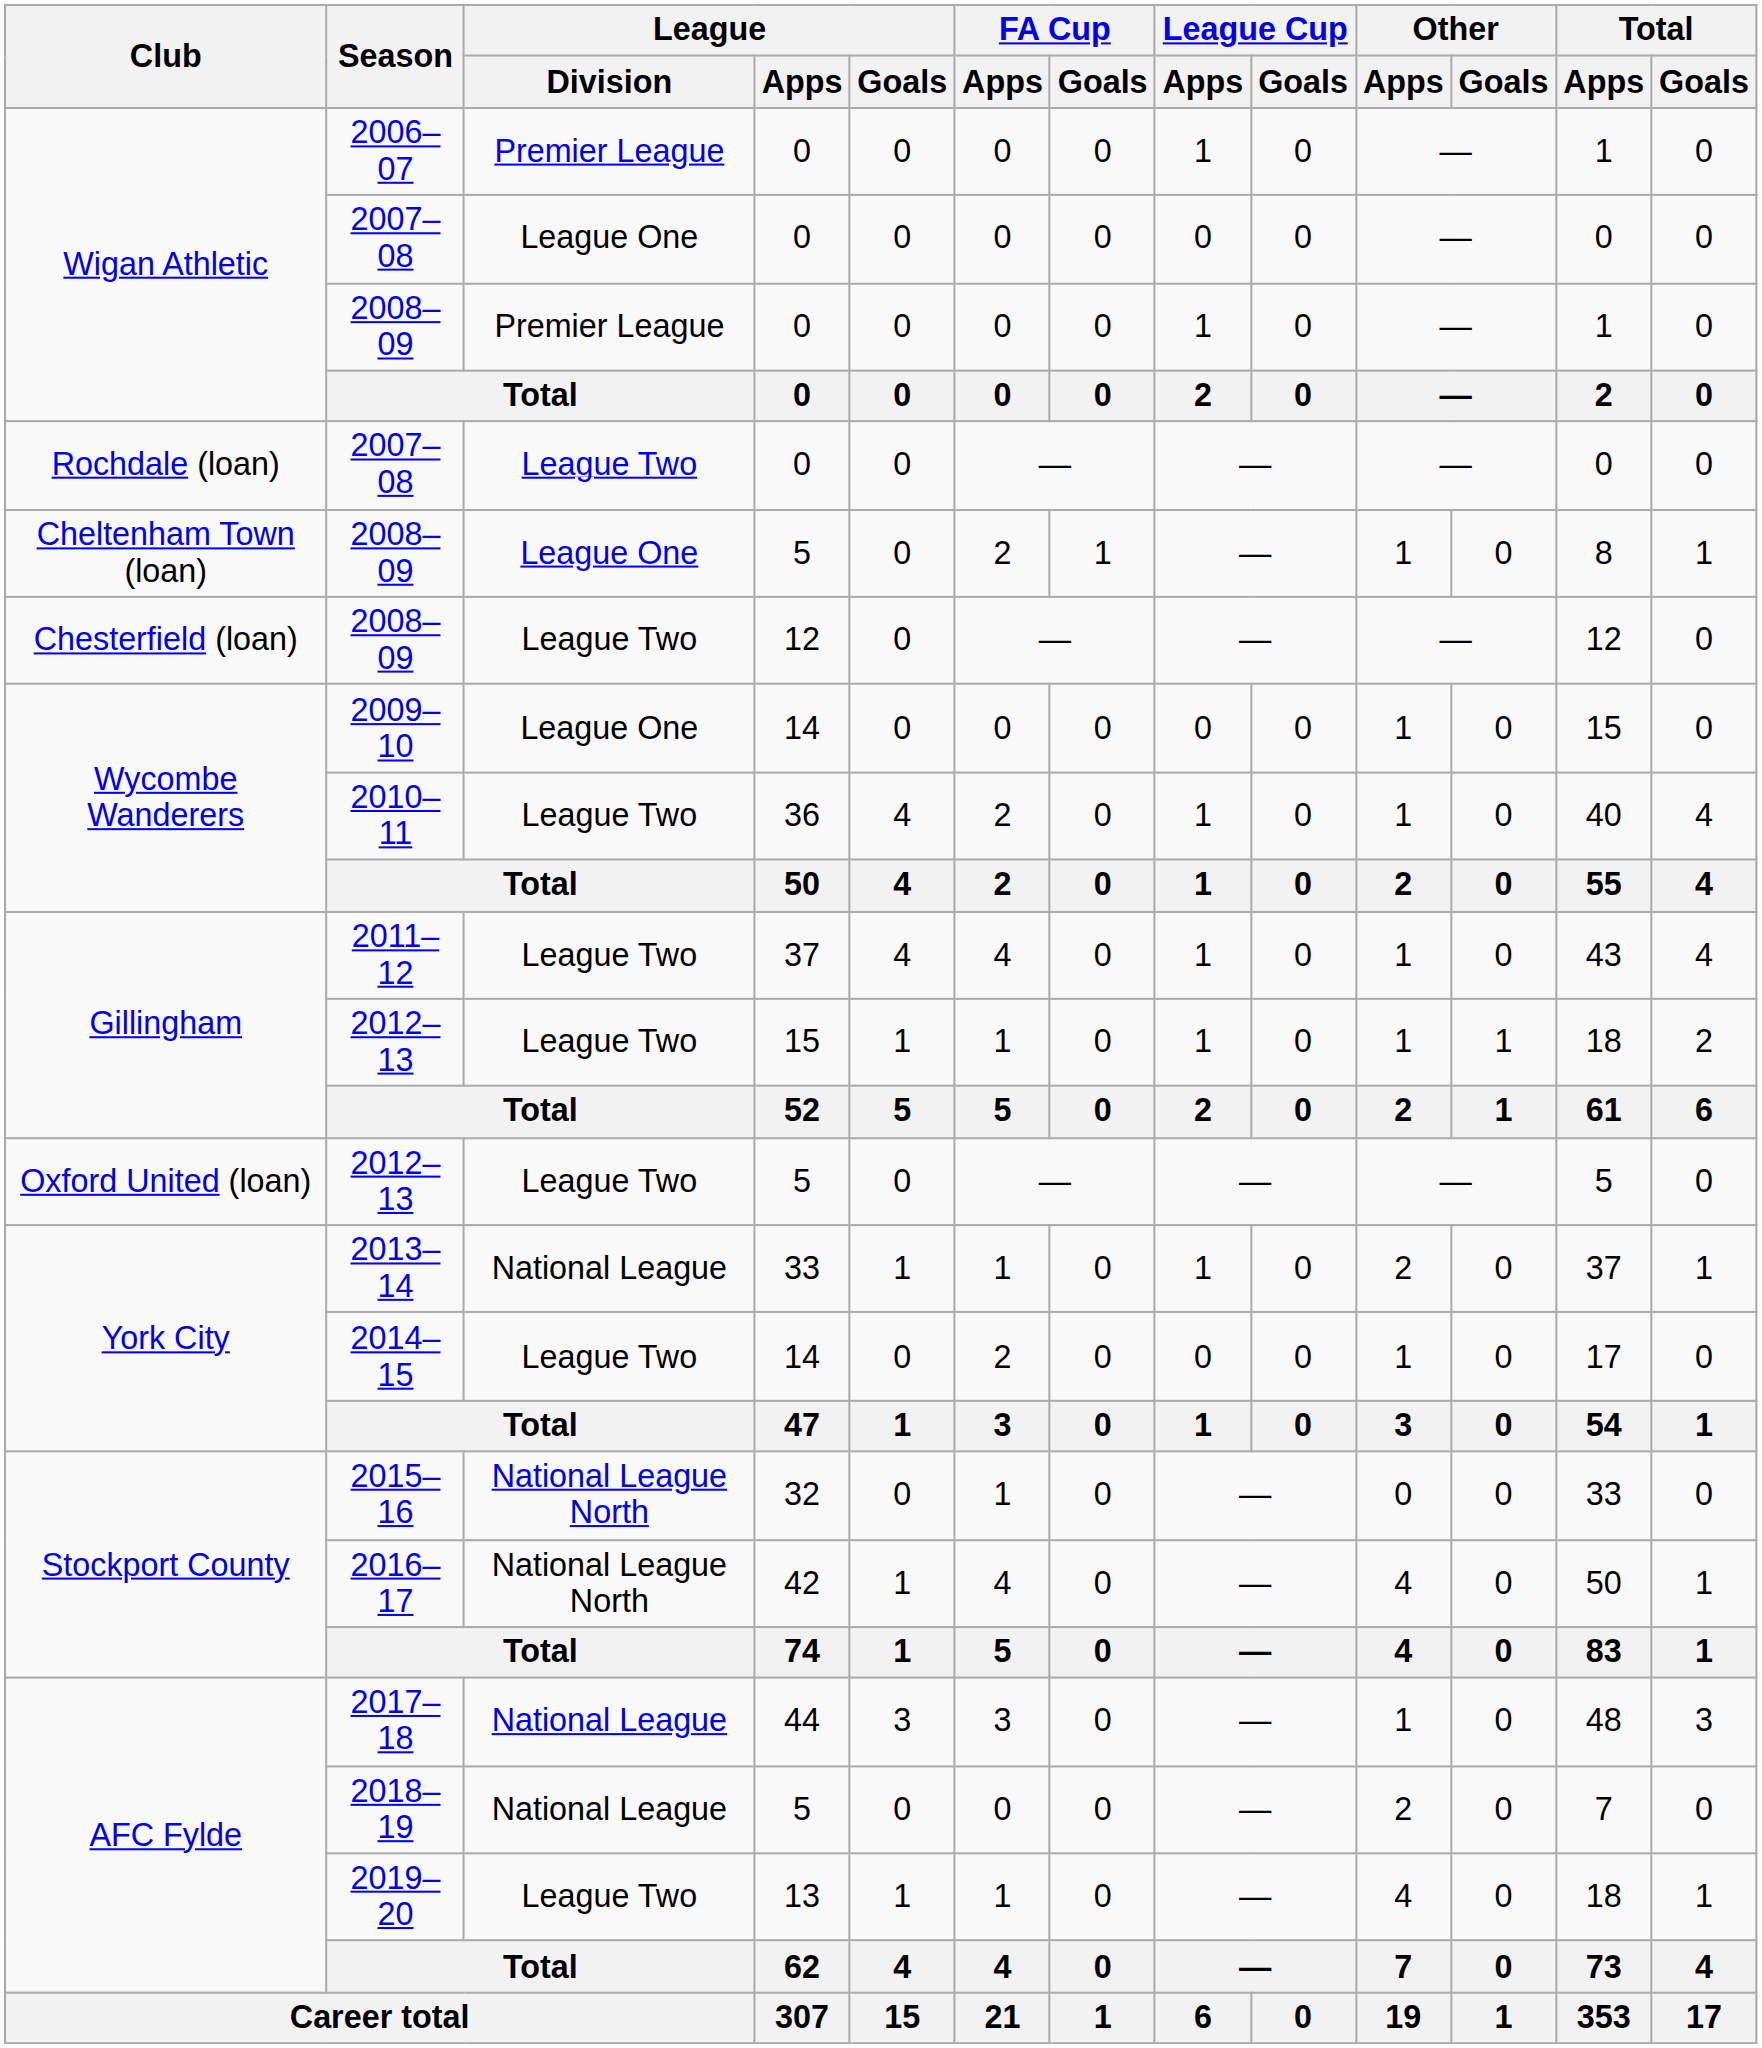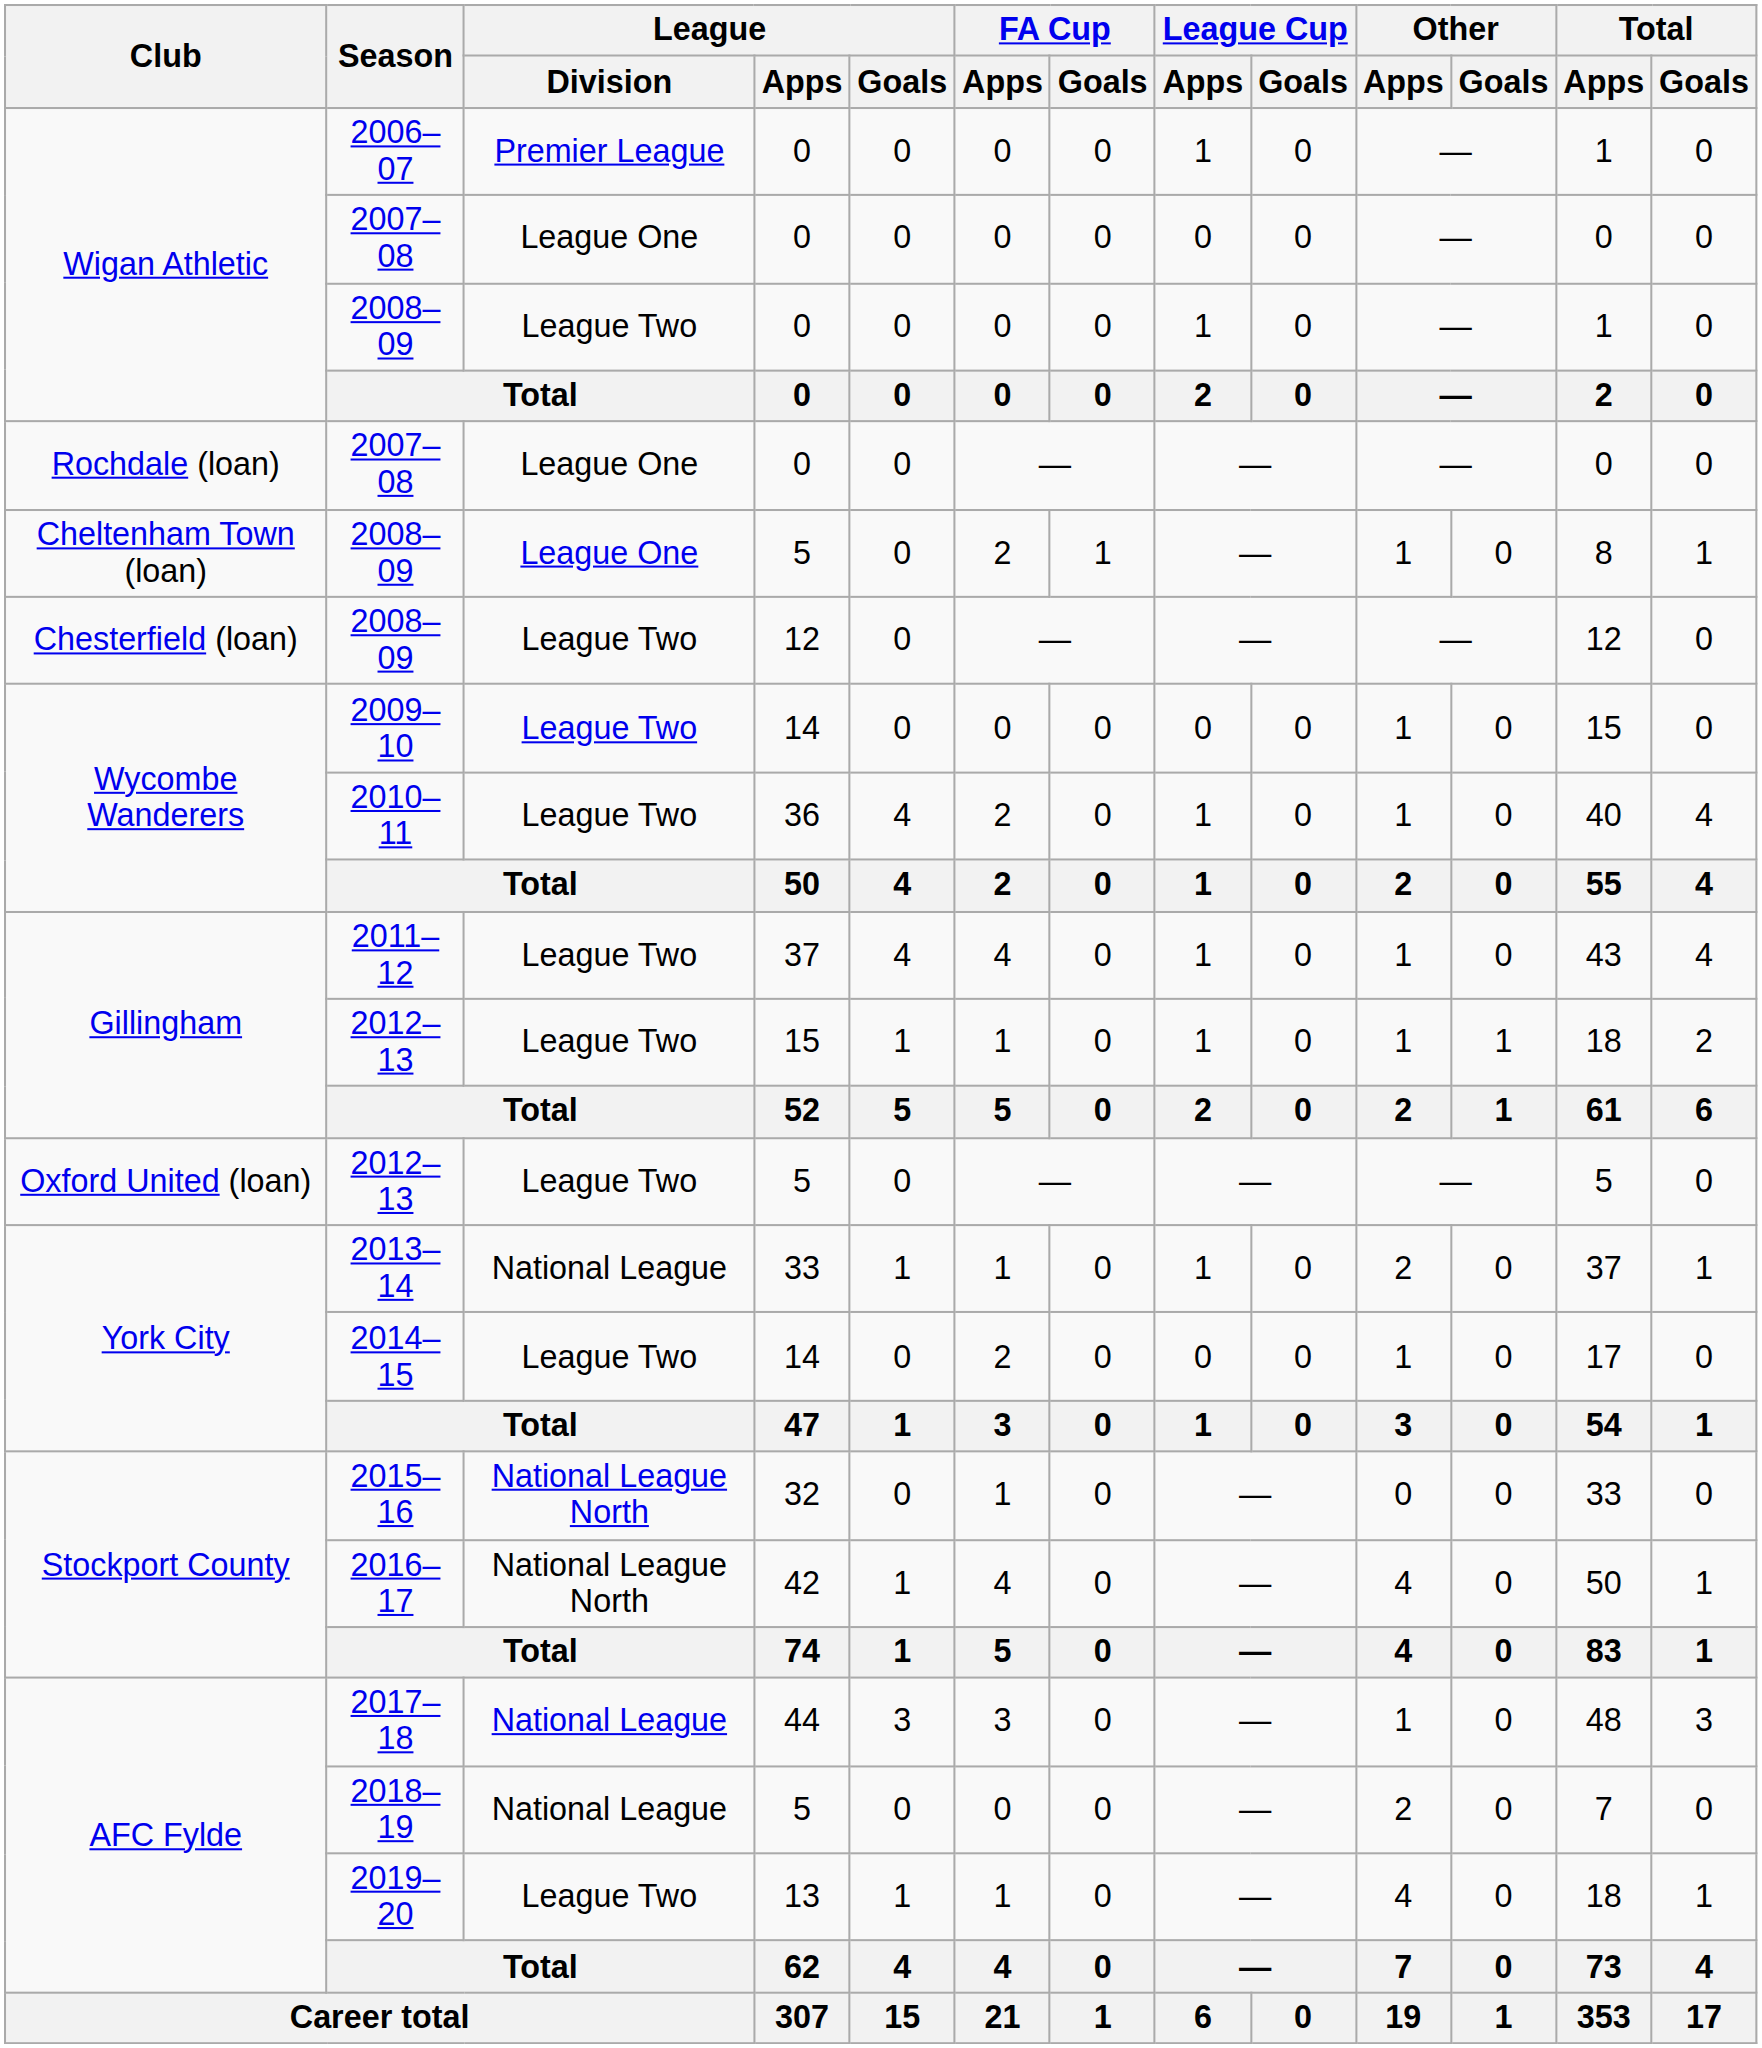(609, 326) Premier League -> (609, 326) League Two
(609, 464) League Two -> (609, 464) League One
(609, 727) League One -> (609, 727) League Two
